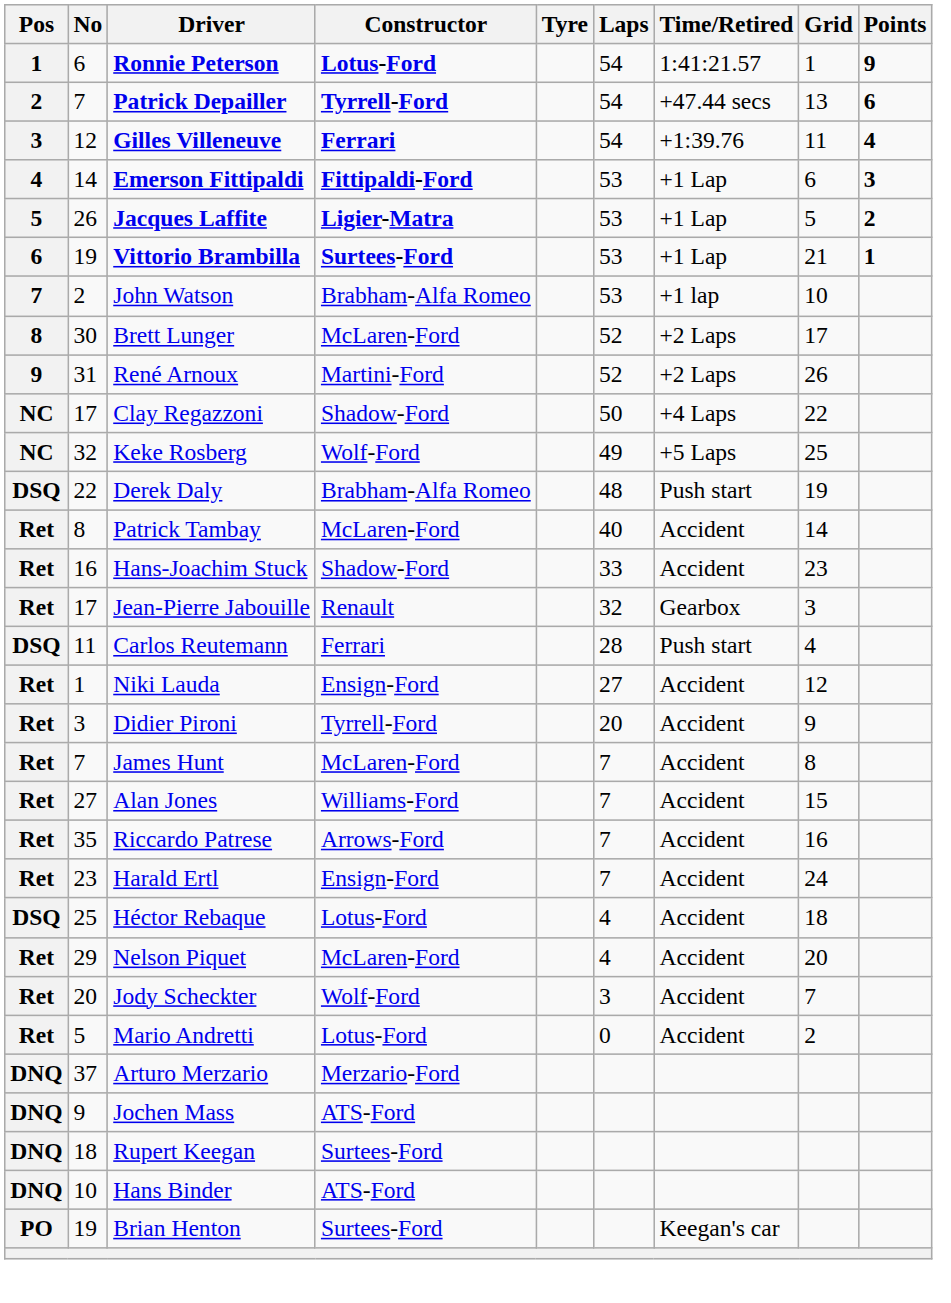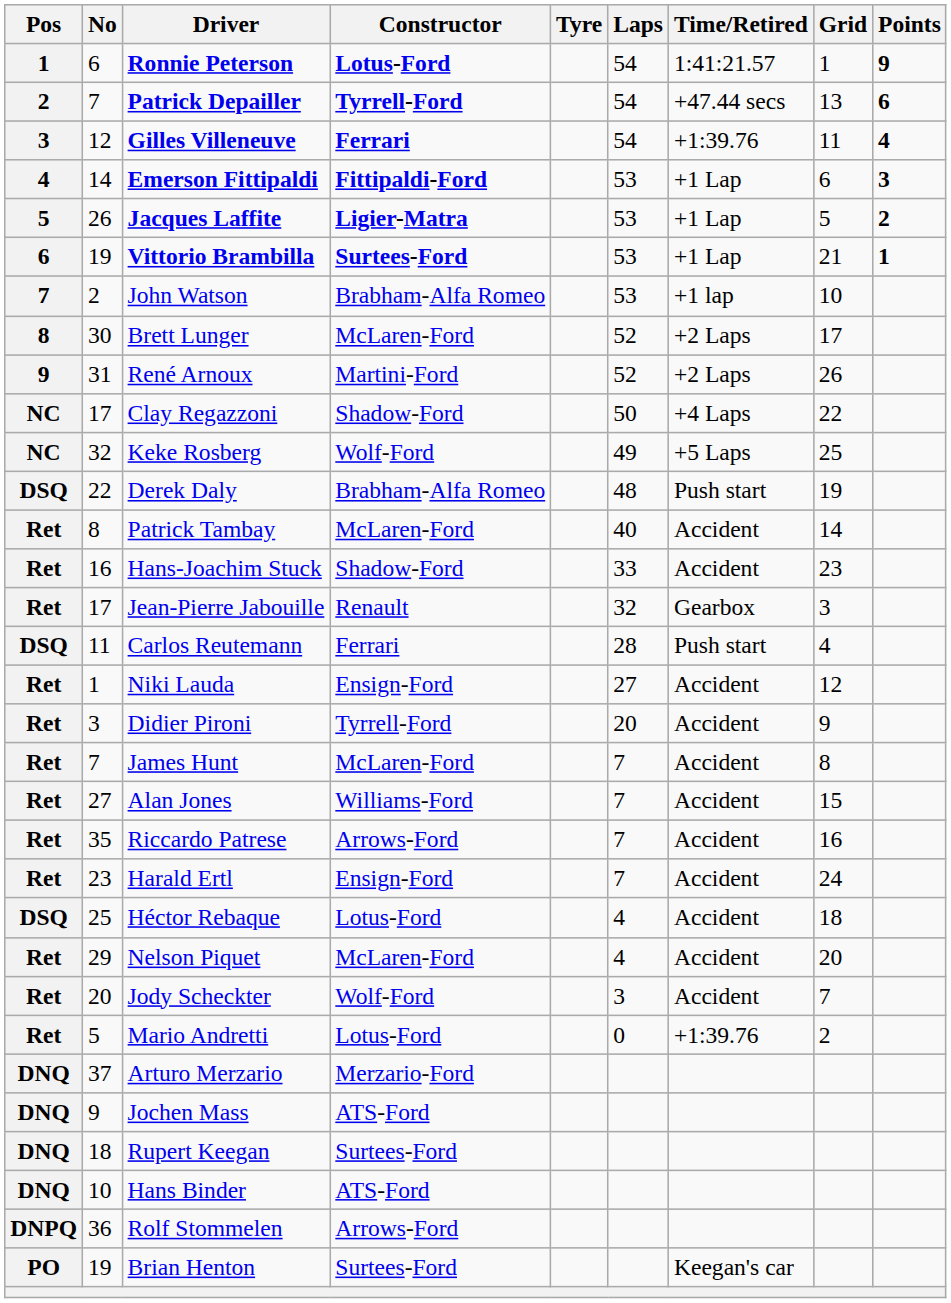(702, 1034) Accident -> (716, 1034) +1:39.76
+ row: (205, 1228)
